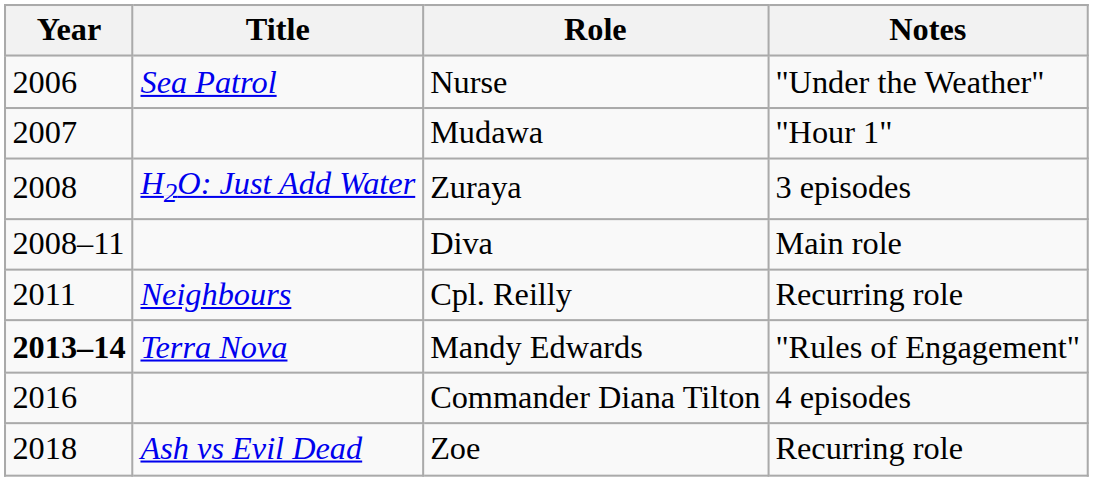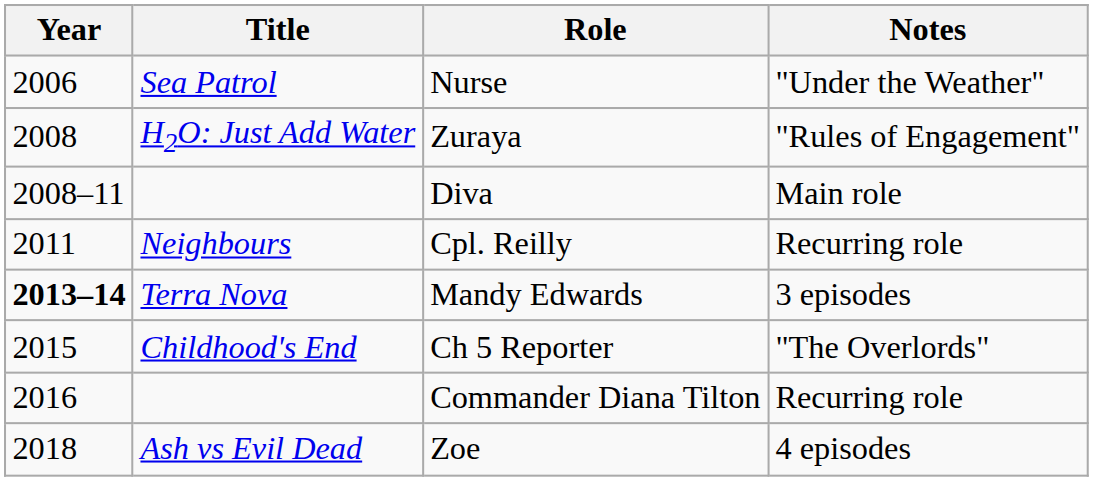- row: (487, 132)
(843, 188) 3 episodes -> (928, 136) "Rules of Engagement"
(928, 346) "Rules of Engagement" -> (843, 294) 3 episodes
+ row: (522, 346)
(843, 397) 4 episodes -> (869, 397) Recurring role
(869, 448) Recurring role -> (843, 448) 4 episodes
